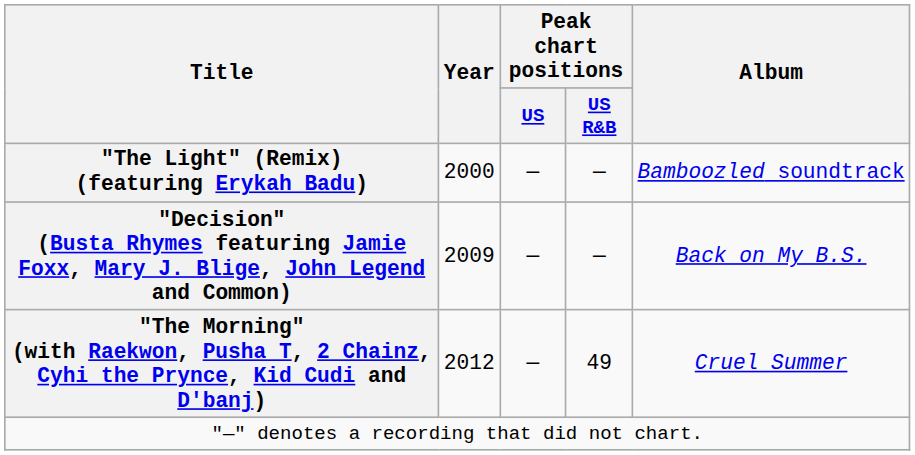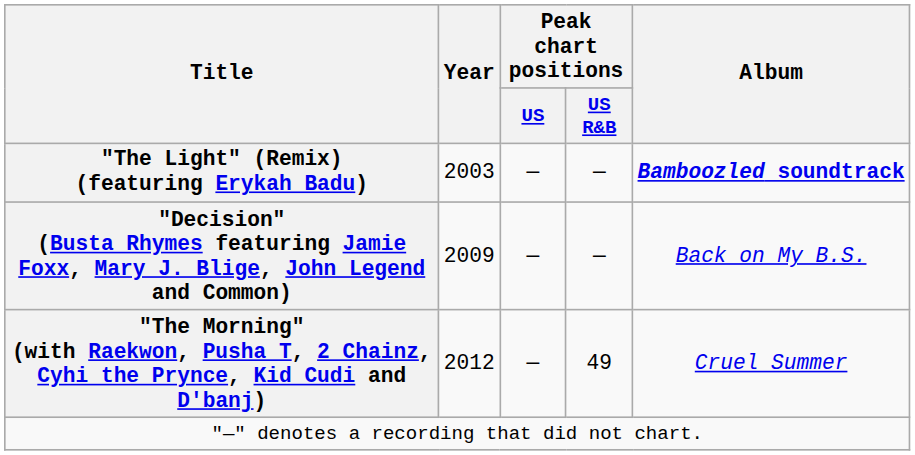(469, 173) 2000 -> (469, 173) 2003
(771, 173) normal -> (771, 173) bold
